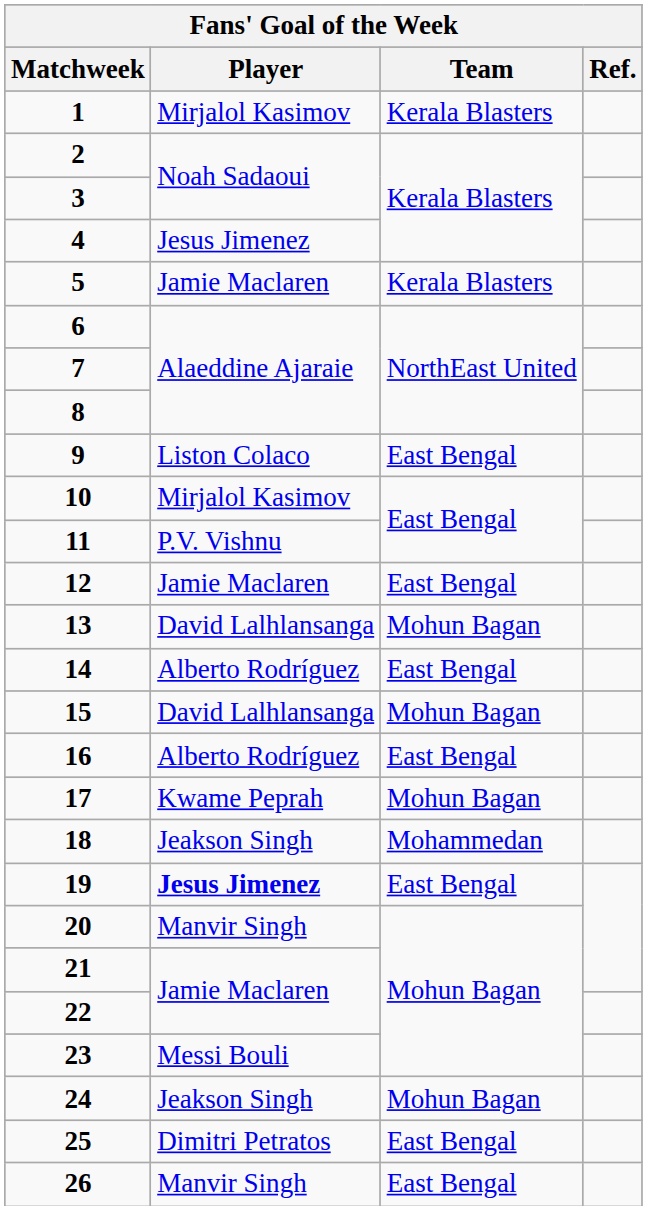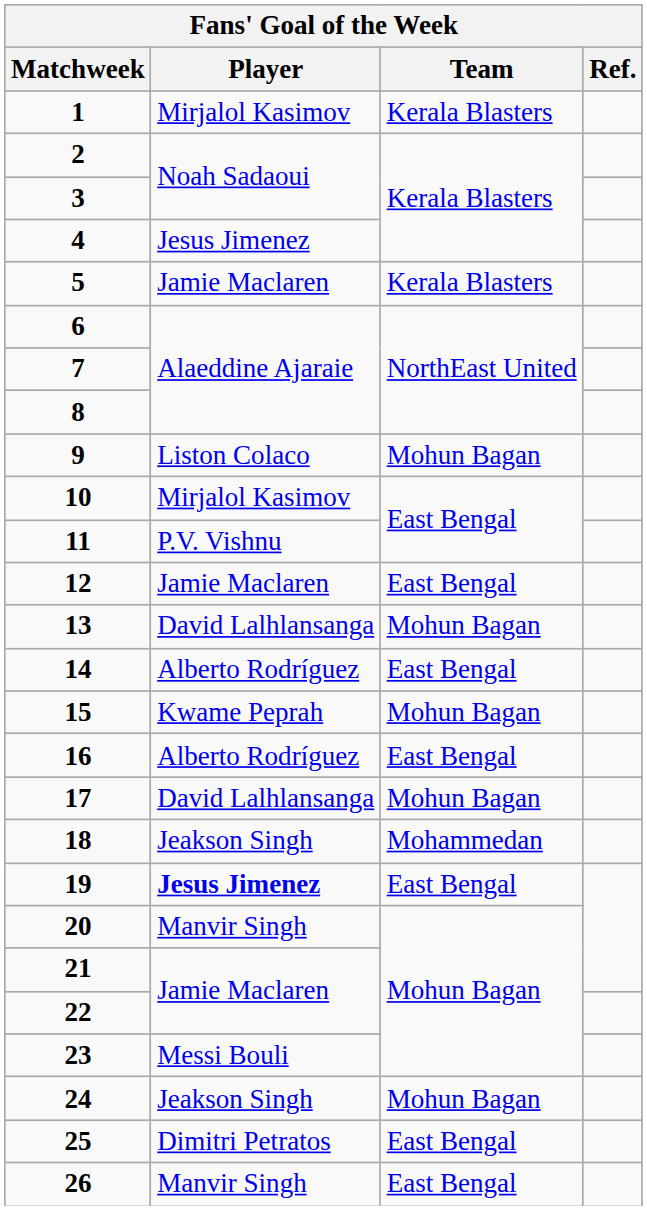(452, 454) East Bengal -> (464, 454) Mohun Bagan
(266, 712) David Lalhlansanga -> (240, 712) Kwame Peprah
(240, 797) Kwame Peprah -> (266, 797) David Lalhlansanga
